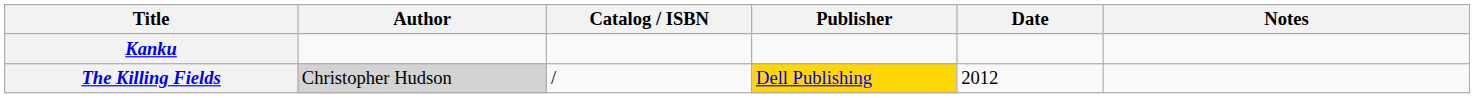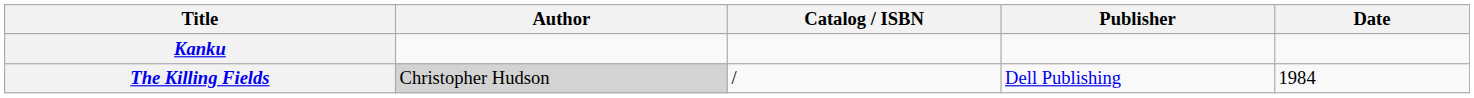- column: (1287, 19)
(814, 78) gold background -> (1063, 78) no background
(980, 78) 2012 -> (1297, 78) 1984
